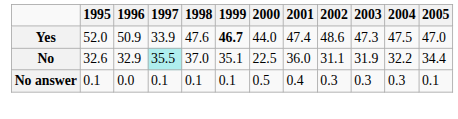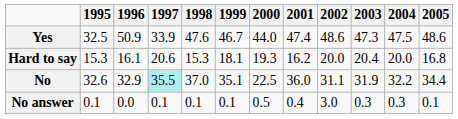(95, 37) 52.0 -> (95, 37) 32.5
(231, 37) bold -> (231, 37) normal
(434, 37) 47.0 -> (434, 37) 48.6
+ row: (43, 59)
(329, 80) 0.3 -> (329, 102) 3.0
